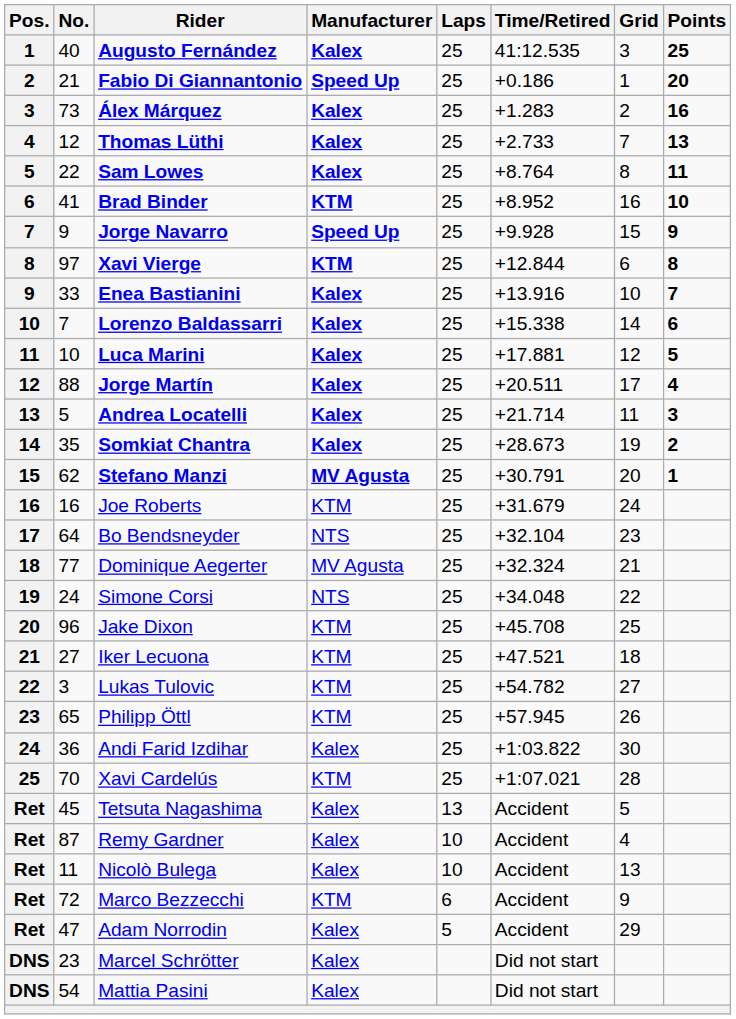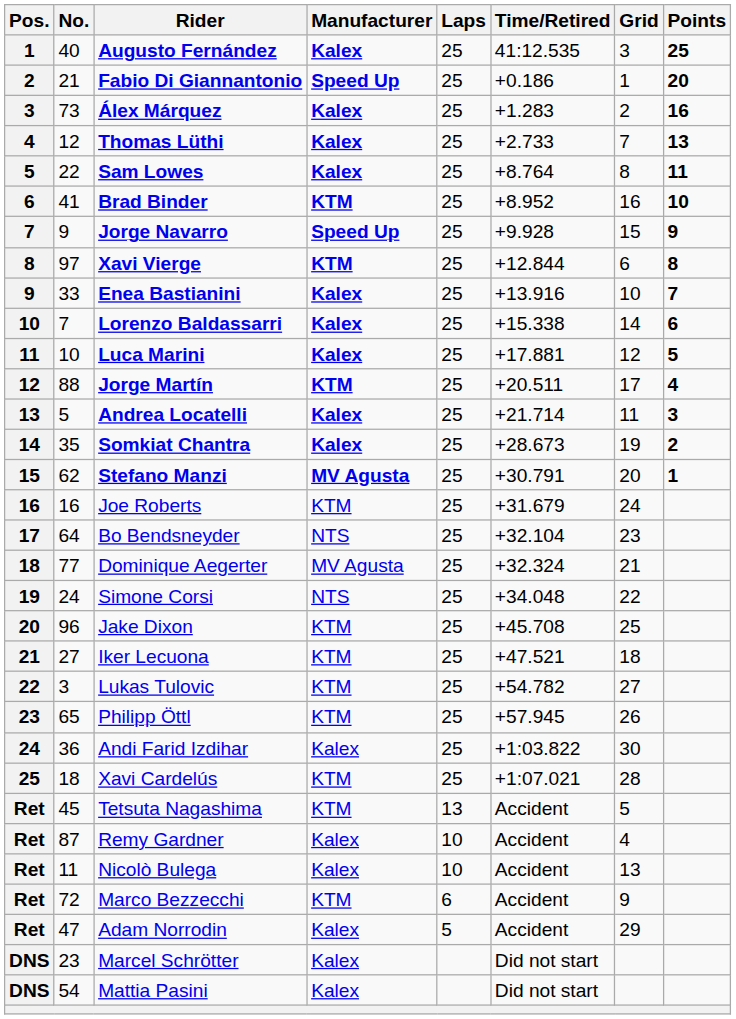(337, 384) Kalex -> (332, 384) KTM
(69, 778) 70 -> (69, 778) 18
(335, 808) Kalex -> (331, 808) KTM
